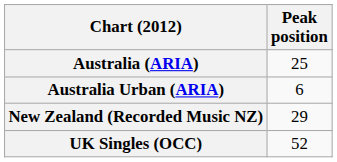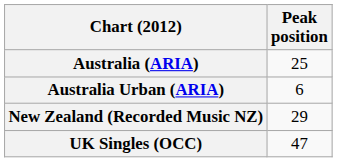(299, 143) 52 -> (299, 143) 47
